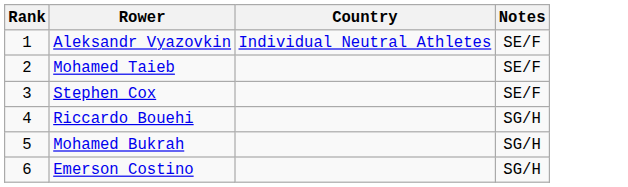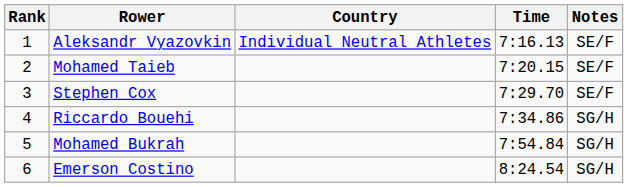+ column: (531, 17)
